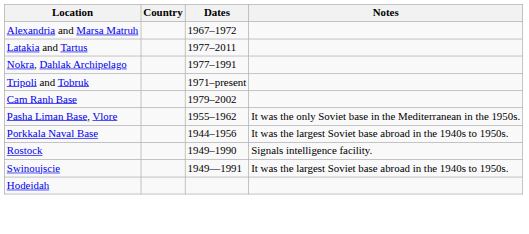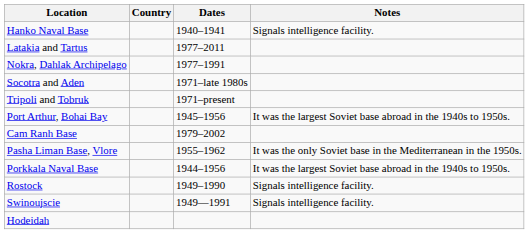+ row: (48, 30)
- row: (73, 30)
+ row: (46, 82)
+ row: (57, 116)
(380, 168) It was the largest Soviet base abroad in the 1940s to 1950s. -> (313, 202) Signals intelligence facility.
